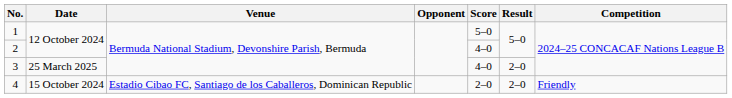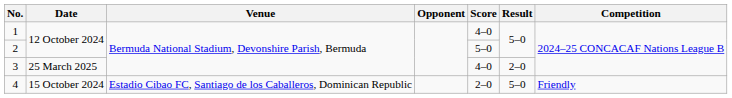(484, 31) 5–0 -> (484, 31) 4–0
(484, 48) 4–0 -> (484, 48) 5–0
(517, 84) 2–0 -> (517, 84) 5–0
